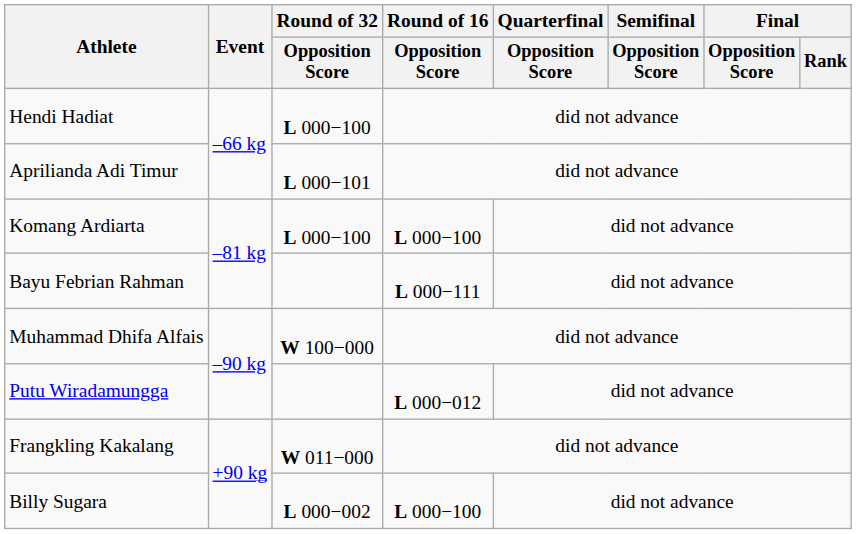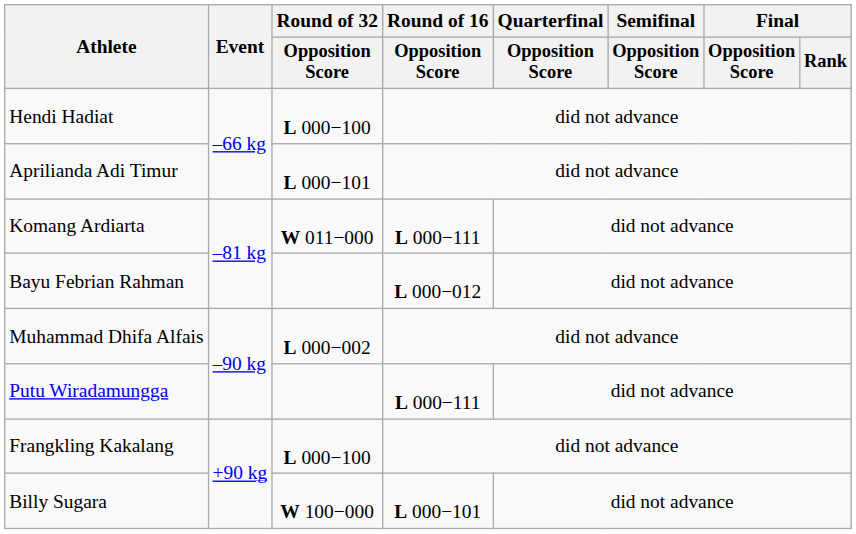(327, 237) L 000−100 -> (327, 237) W 011−000
(438, 237) L 000−100 -> (438, 237) L 000−111
(438, 292) L 000−111 -> (438, 292) L 000−012
(327, 347) W 100−000 -> (327, 347) L 000−002
(438, 402) L 000−012 -> (438, 402) L 000−111
(327, 457) W 011−000 -> (327, 457) L 000−100
(327, 512) L 000−002 -> (327, 512) W 100−000
(438, 512) L 000−100 -> (438, 512) L 000−101
